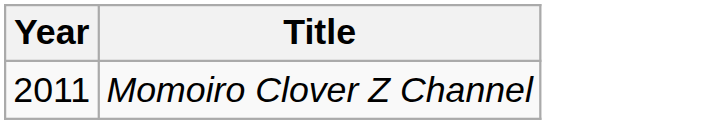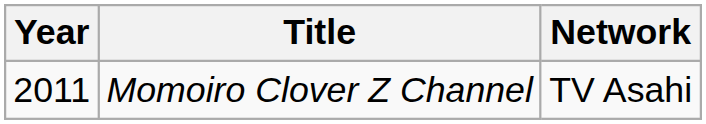+ column: (621, 32)
